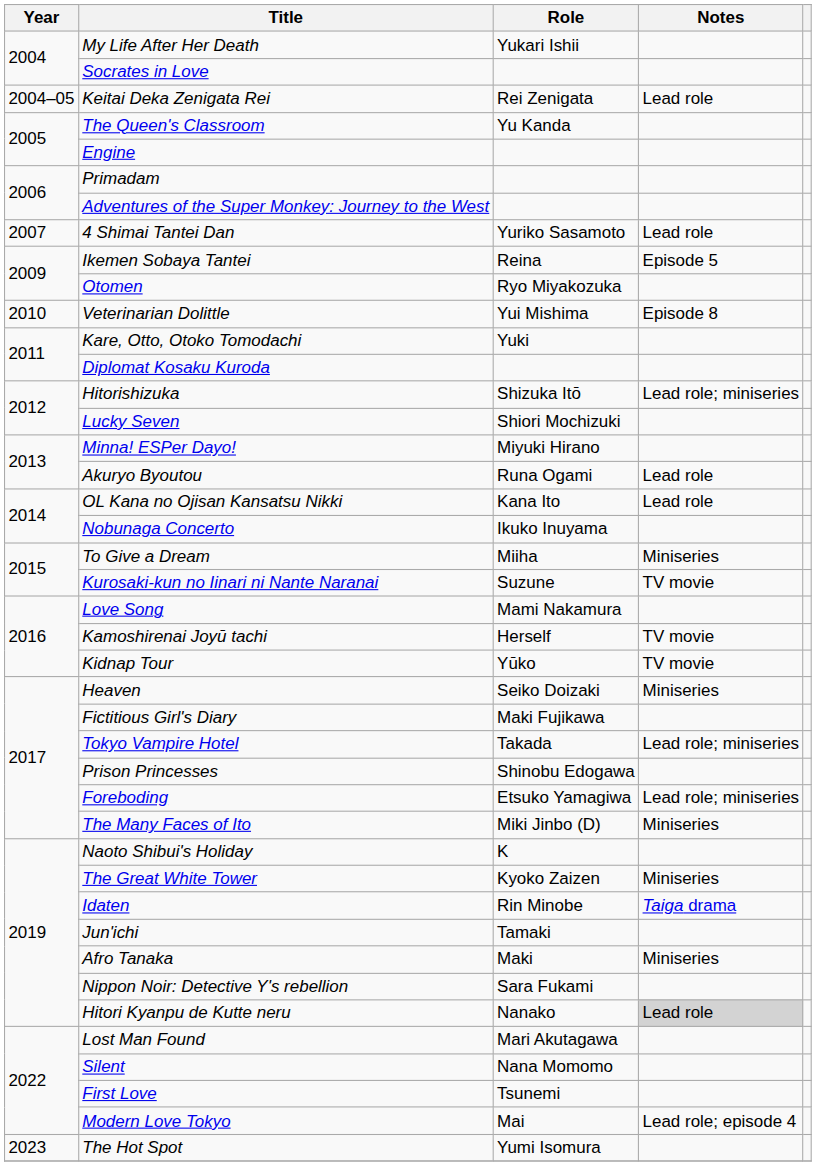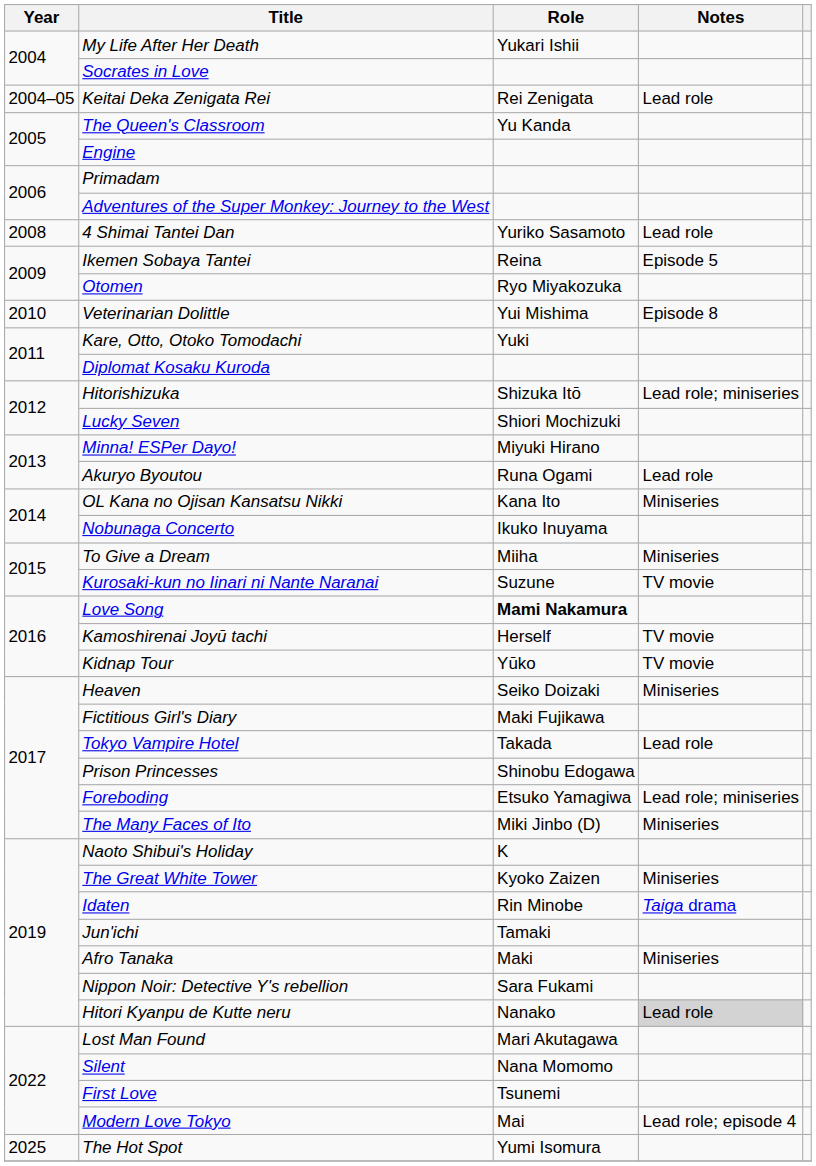(27, 233) 2007 -> (27, 233) 2008
(678, 502) Lead role -> (681, 502) Miniseries
(559, 609) normal -> (562, 609) bold
(721, 744) Lead role; miniseries -> (678, 744) Lead role
(27, 1147) 2023 -> (27, 1147) 2025
